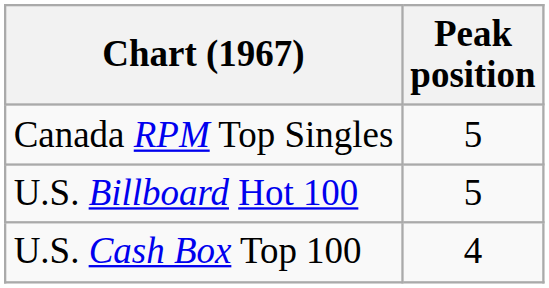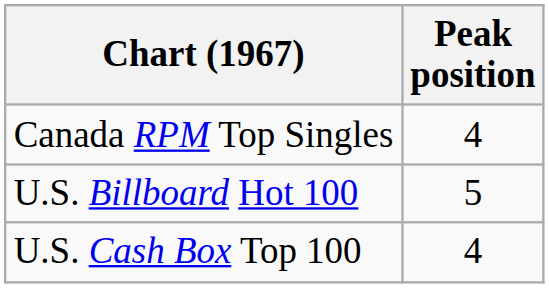(473, 134) 5 -> (473, 134) 4
